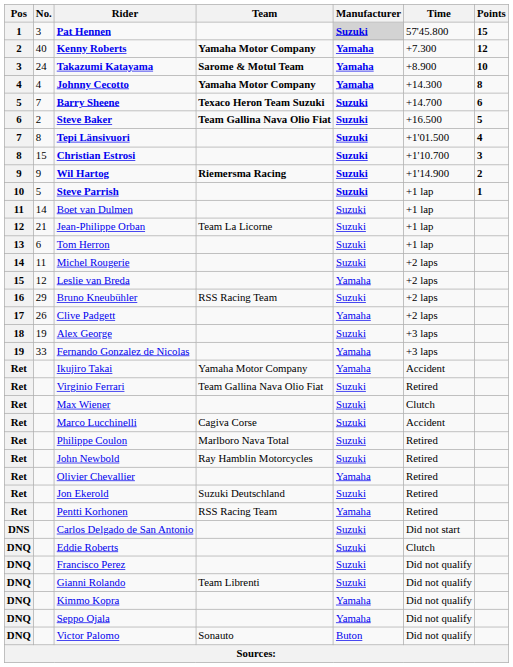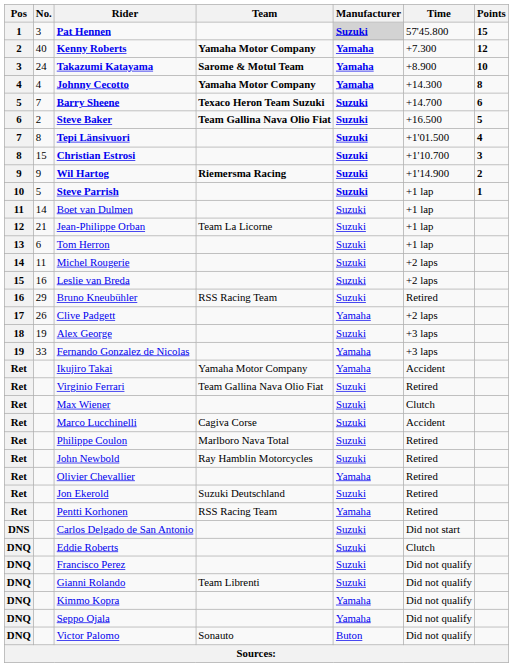(41, 280) 12 -> (41, 280) 16
(353, 280) Yamaha -> (351, 280) Suzuki
(422, 298) +2 laps -> (422, 298) Retired
